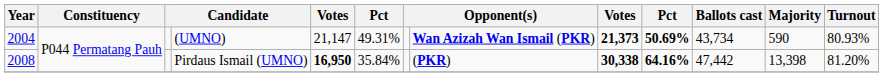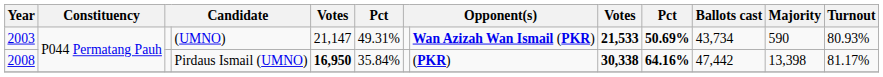(21, 38) 2004 -> (21, 38) 2003
(620, 38) 21,373 -> (620, 38) 21,533
(848, 60) 81.20% -> (848, 60) 81.17%
